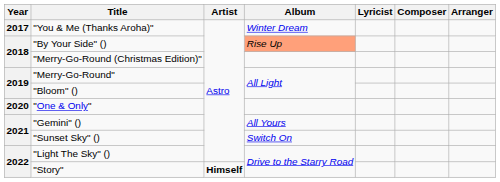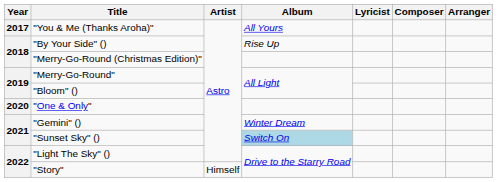(277, 28) Winter Dream -> (264, 28) All Yours
(264, 43) lightsalmon background -> (262, 43) no background
(266, 122) All Yours -> (275, 122) Winter Dream
(269, 138) no background -> (267, 138) lightblue background
(224, 169) bold -> (223, 169) normal
